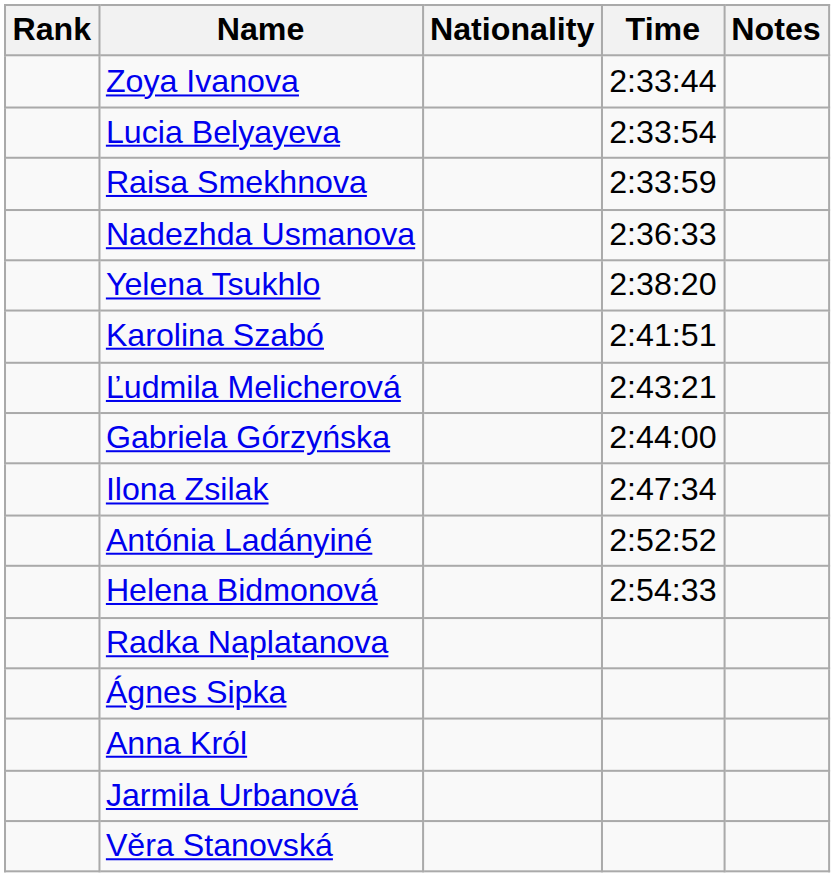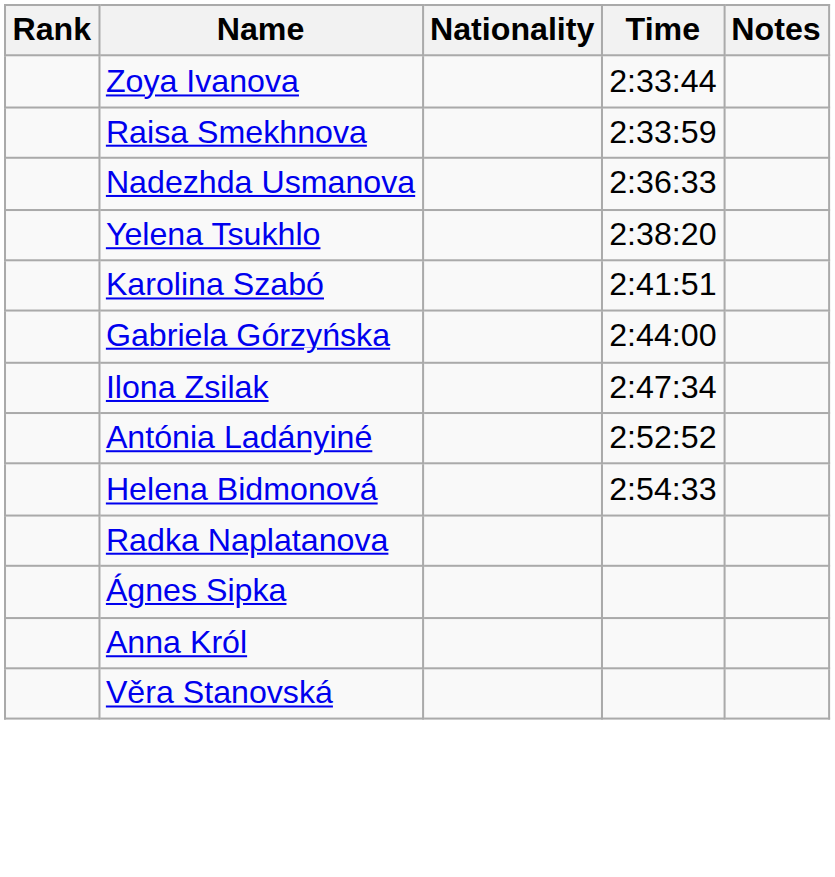- row: (223, 132)
- row: (253, 387)
- row: (232, 795)
